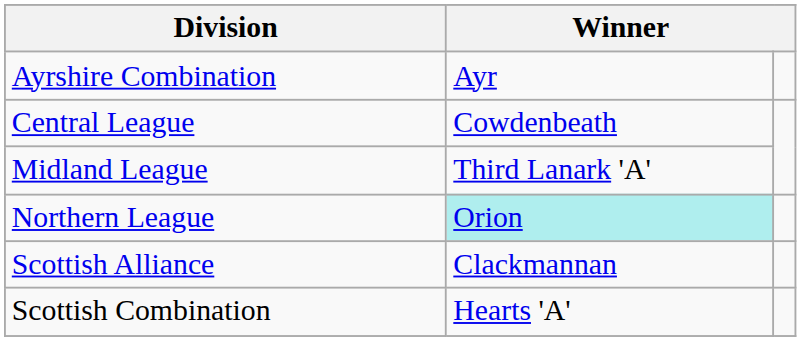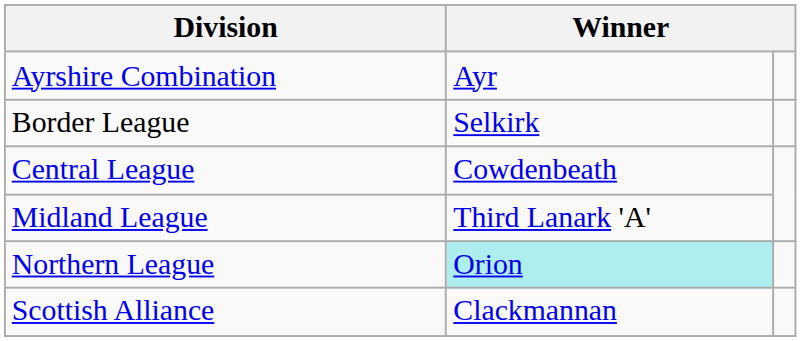+ row: (101, 122)
- row: (141, 311)
